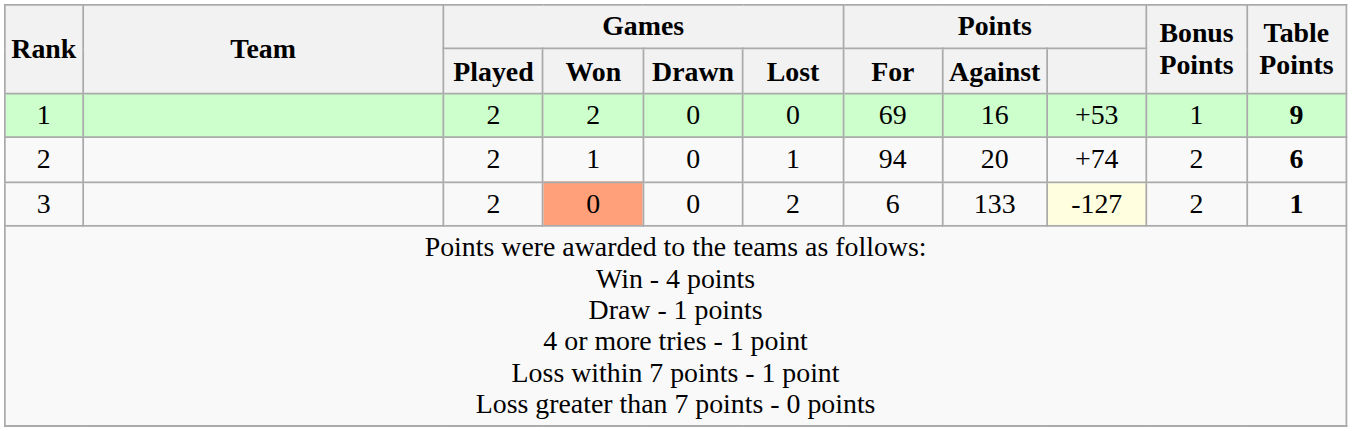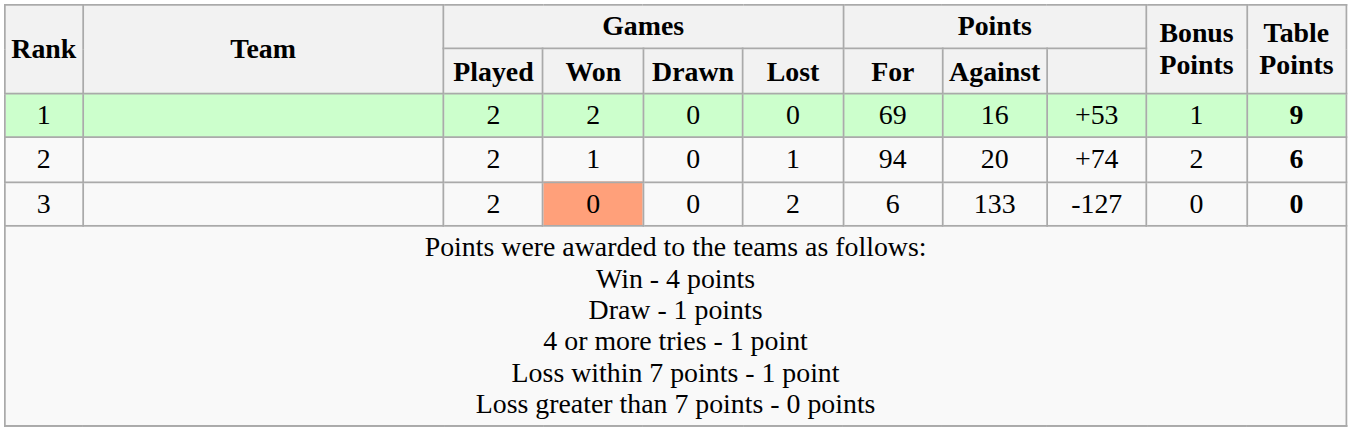(1097, 203) lightyellow background -> (1097, 203) no background
(1197, 203) 2 -> (1197, 203) 0
(1296, 203) 1 -> (1296, 203) 0
